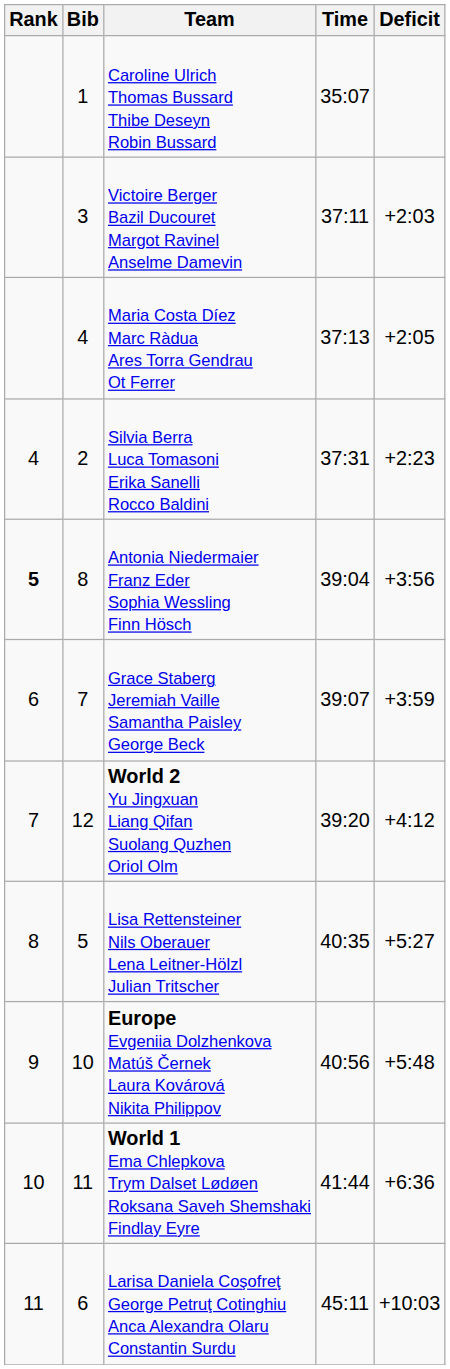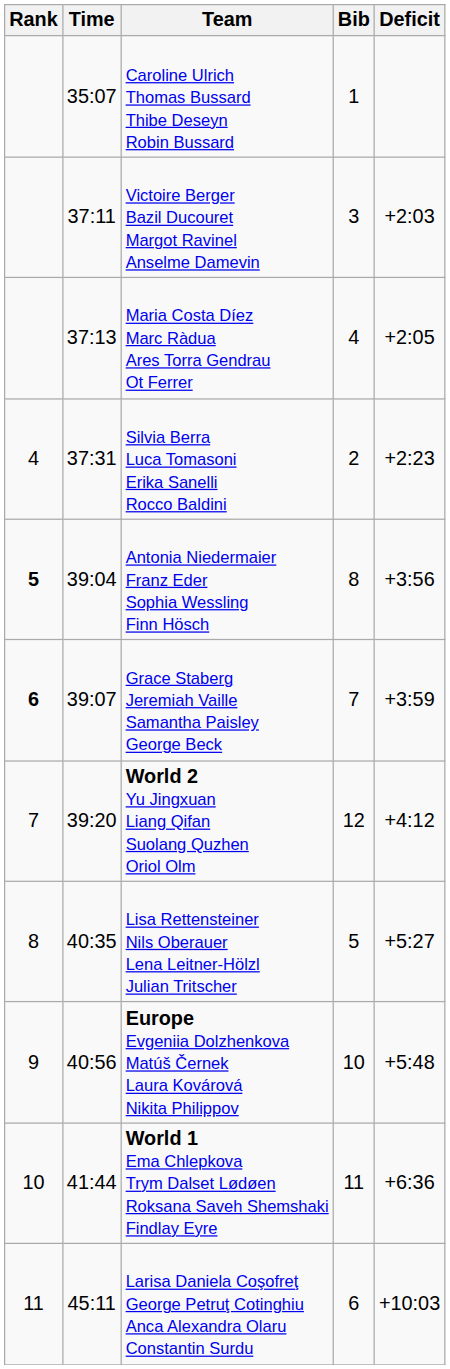columns swapped: (83, 20) <-> (345, 20)
(33, 700) normal -> (33, 700) bold
